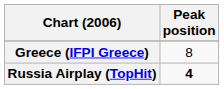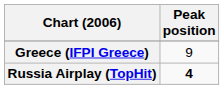(189, 52) 8 -> (189, 52) 9
